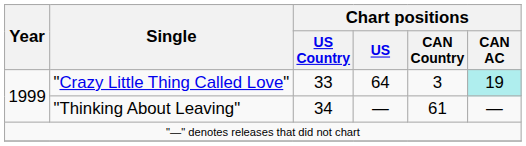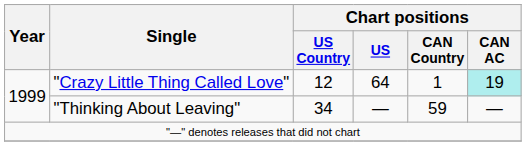(323, 82) 33 -> (323, 82) 12
(437, 82) 3 -> (437, 82) 1
(437, 109) 61 -> (437, 109) 59
